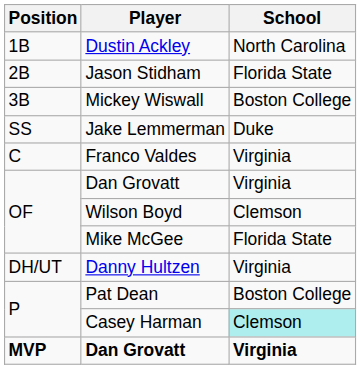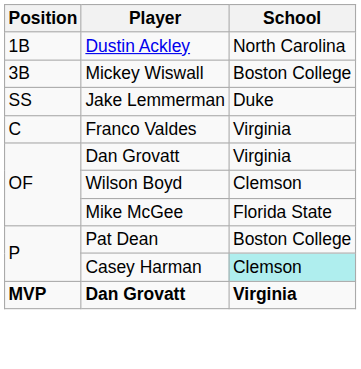- row: (19, 73)
- row: (35, 267)
